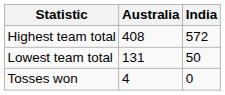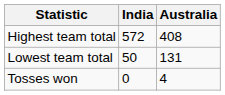columns swapped: (201, 15) <-> (151, 15)
